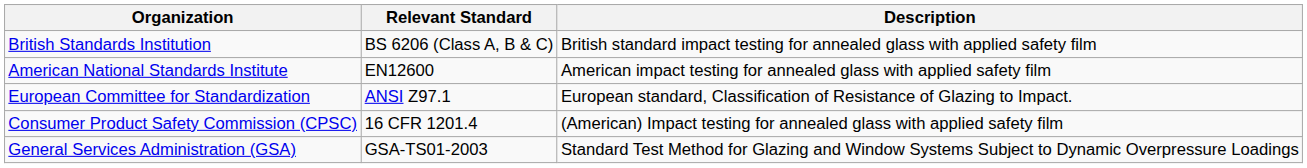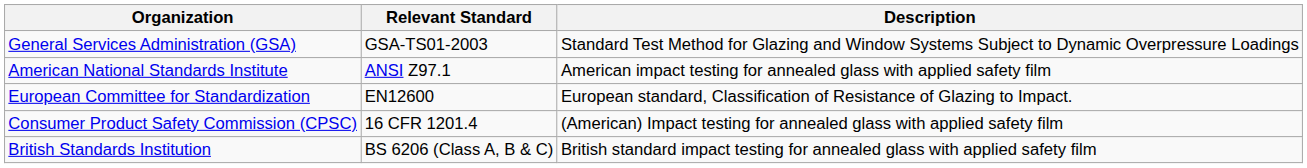rows swapped: (110, 44) <-> (152, 149)
(399, 70) EN12600 -> (408, 70) ANSI Z97.1
(408, 96) ANSI Z97.1 -> (399, 96) EN12600
